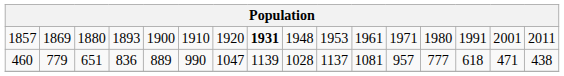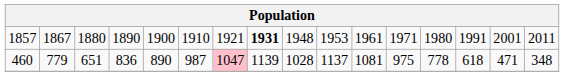(57, 37) 1869 -> (57, 37) 1867
(126, 37) 1893 -> (126, 37) 1890
(230, 37) 1920 -> (230, 37) 1921
(161, 60) 889 -> (161, 60) 890
(196, 60) 990 -> (196, 60) 987
(230, 60) no background -> (230, 60) pink background
(403, 60) 957 -> (403, 60) 975
(438, 60) 777 -> (438, 60) 778
(542, 60) 438 -> (542, 60) 348
